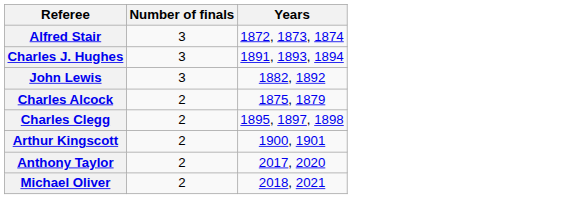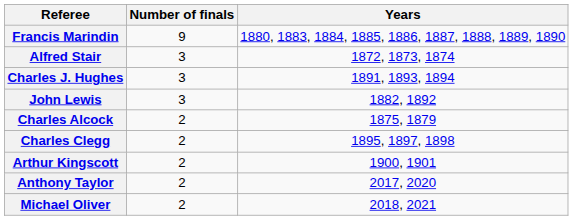+ row: (65, 36)
